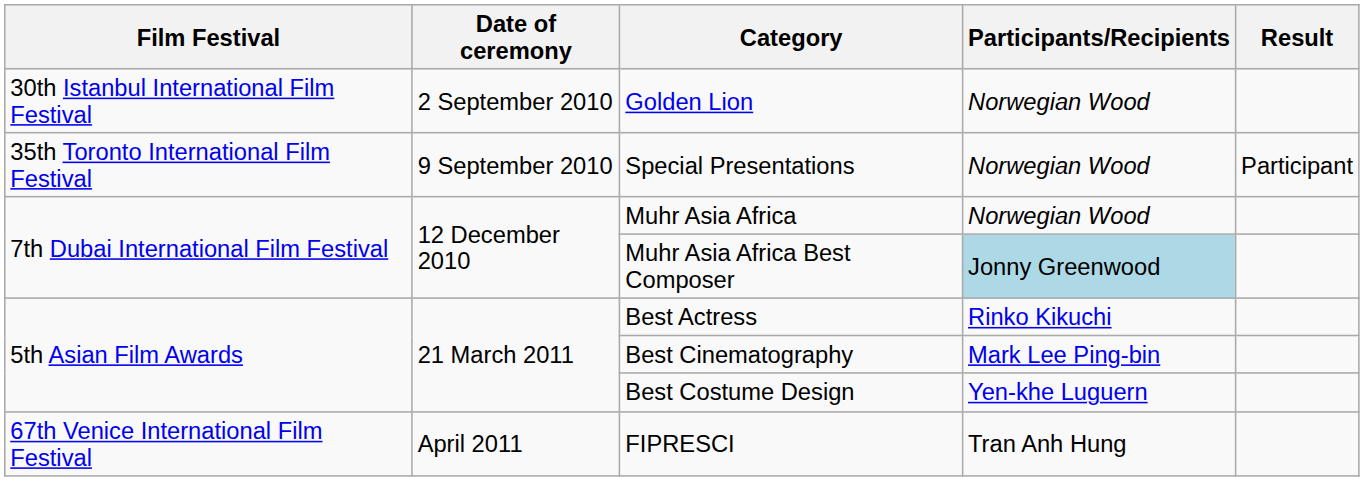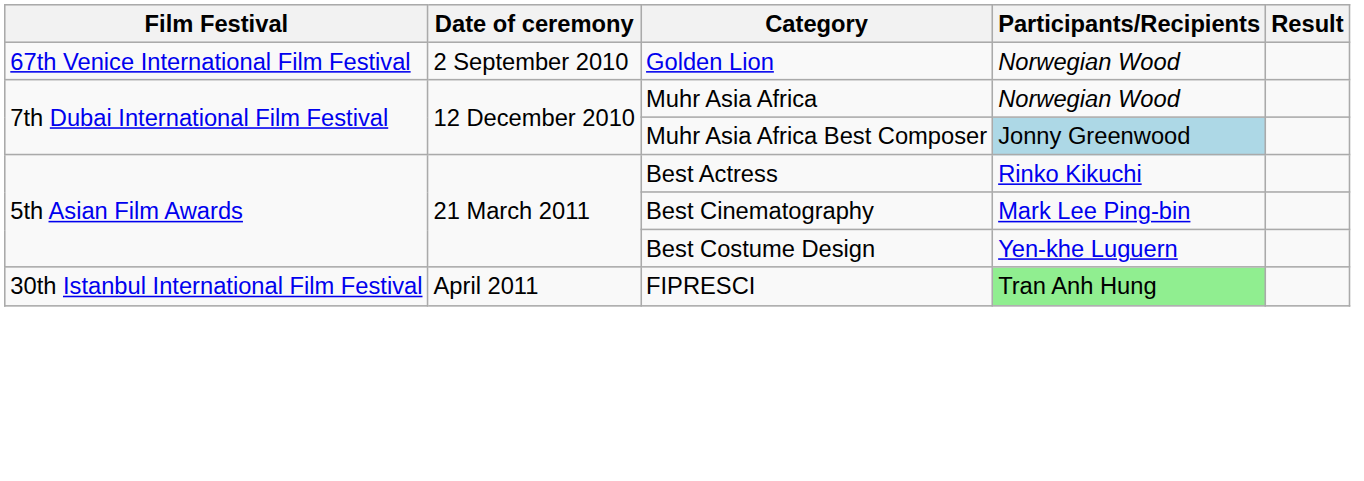(172, 101) 30th Istanbul International Film Festival -> (210, 61) 67th Venice International Film Festival
- row: (740, 165)
(166, 443) 67th Venice International Film Festival -> (216, 286) 30th Istanbul International Film Festival
(1047, 443) no background -> (1077, 286) lightgreen background
